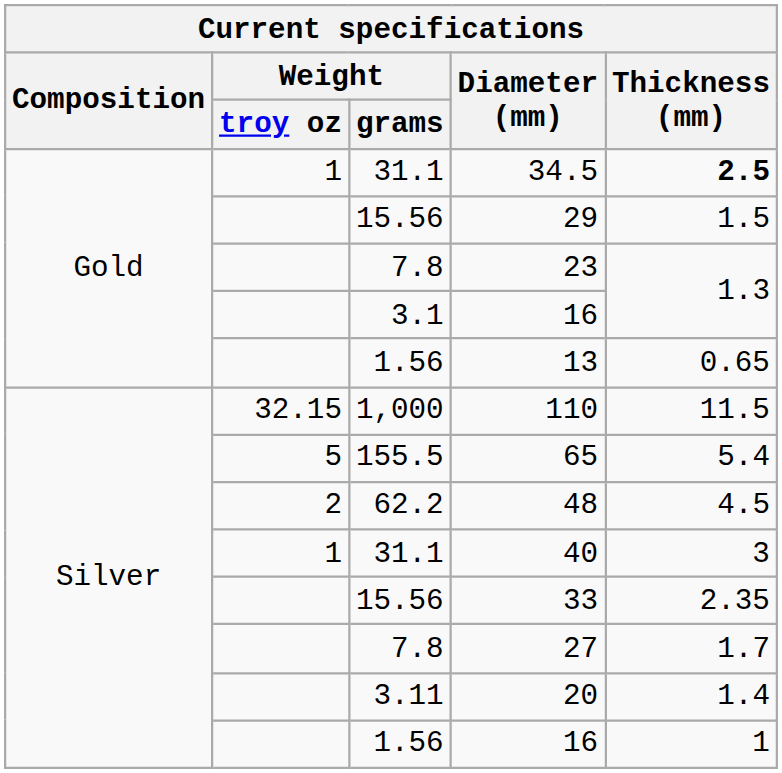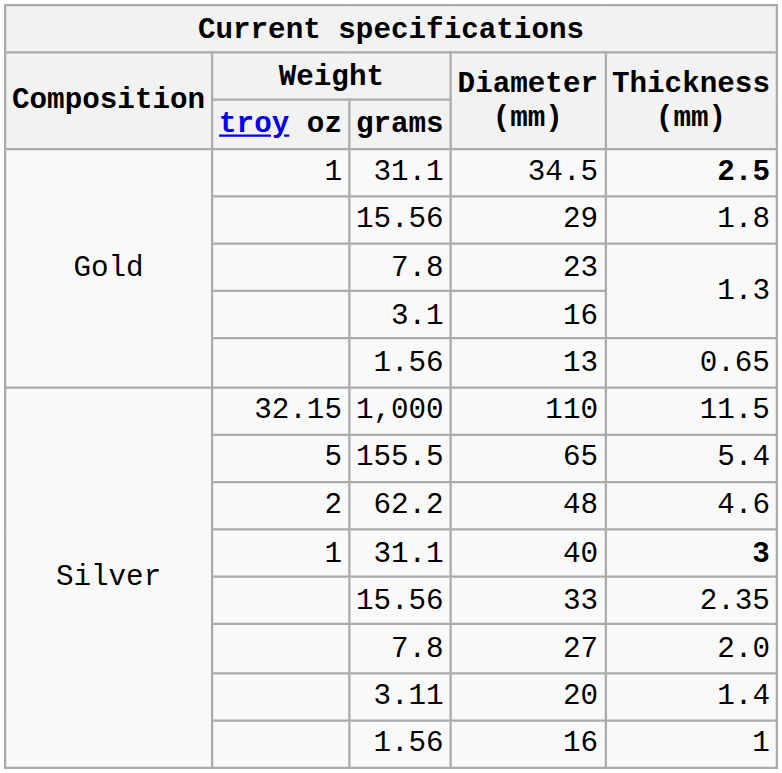(744, 220) 1.5 -> (744, 220) 1.8
(744, 506) 4.5 -> (744, 506) 4.6
(761, 553) normal -> (761, 553) bold
(744, 649) 1.7 -> (744, 649) 2.0
